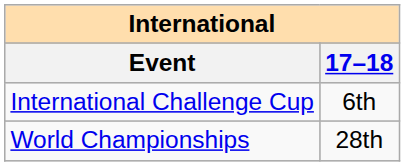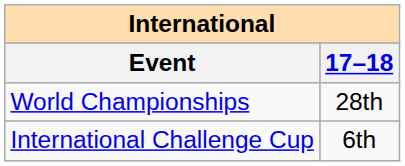rows swapped: (130, 140) <-> (162, 101)
